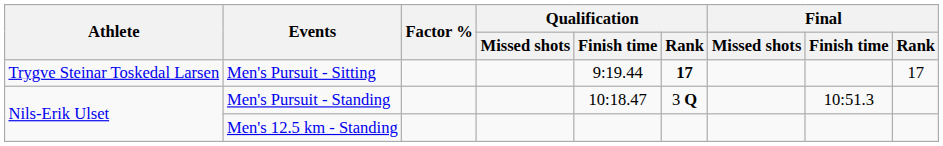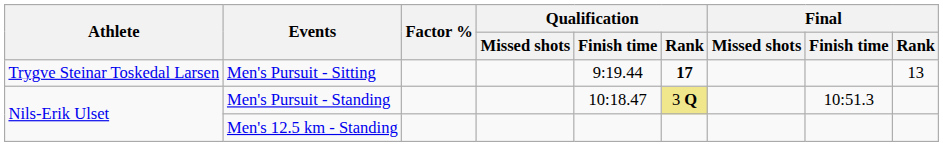(916, 73) 17 -> (916, 73) 13
(685, 100) no background -> (685, 100) khaki background
